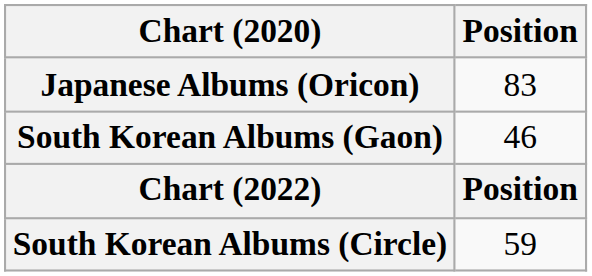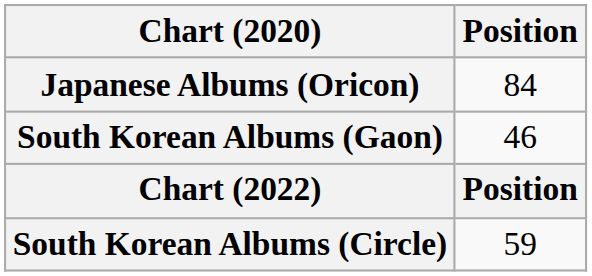(520, 84) 83 -> (520, 84) 84
